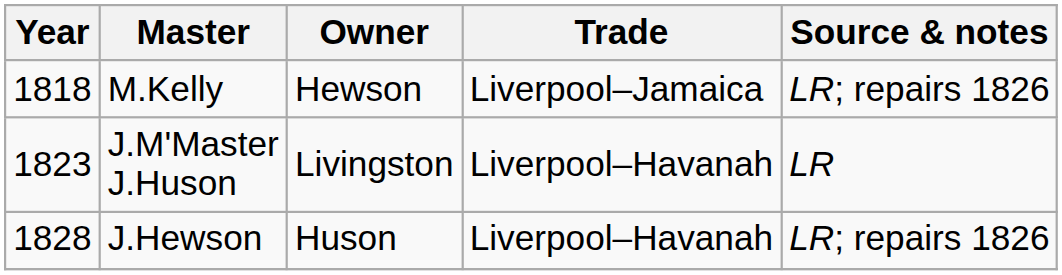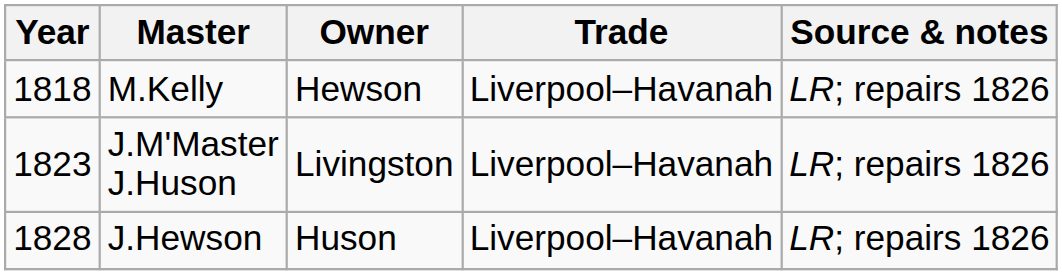(616, 88) Liverpool–Jamaica -> (621, 88) Liverpool–Havanah
(812, 163) LR -> (919, 163) LR; repairs 1826
